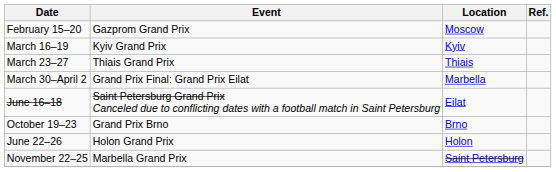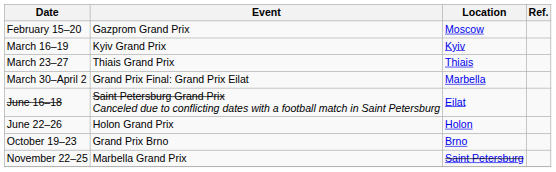rows swapped: (34, 141) <-> (42, 125)
